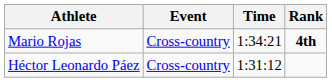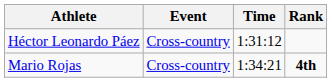rows swapped: (74, 65) <-> (45, 41)
